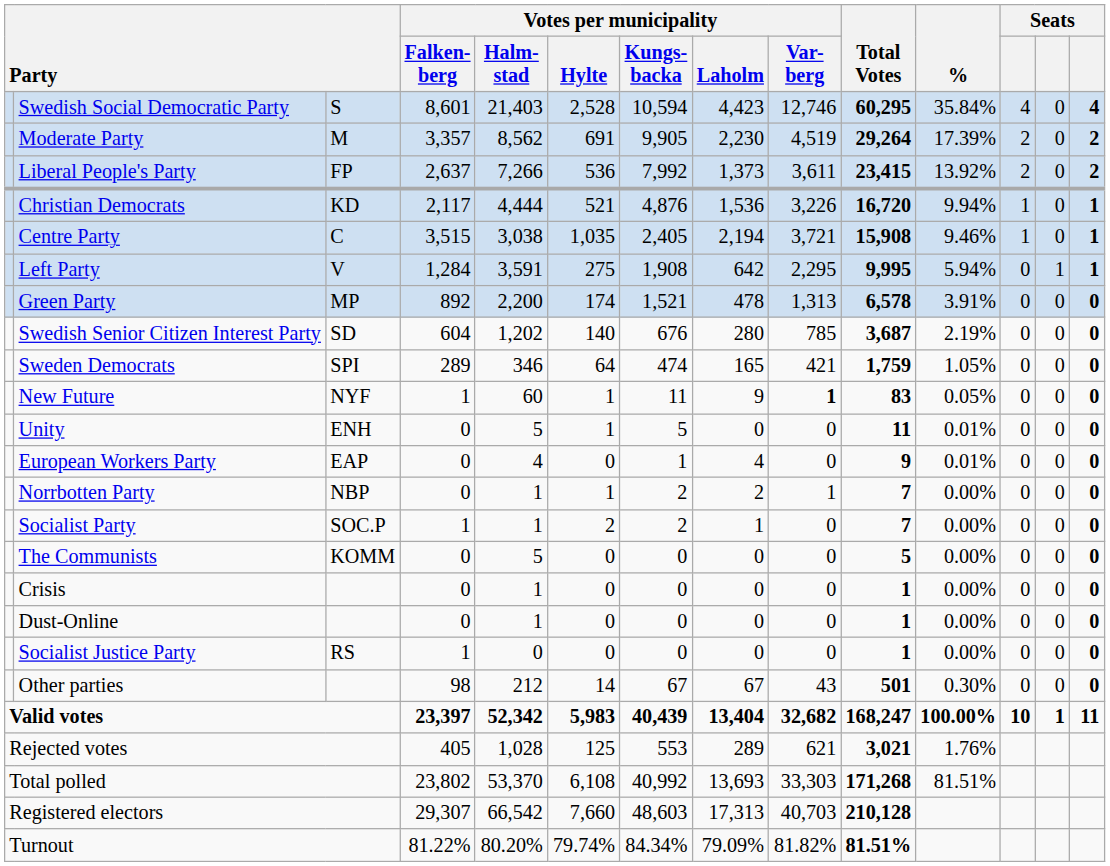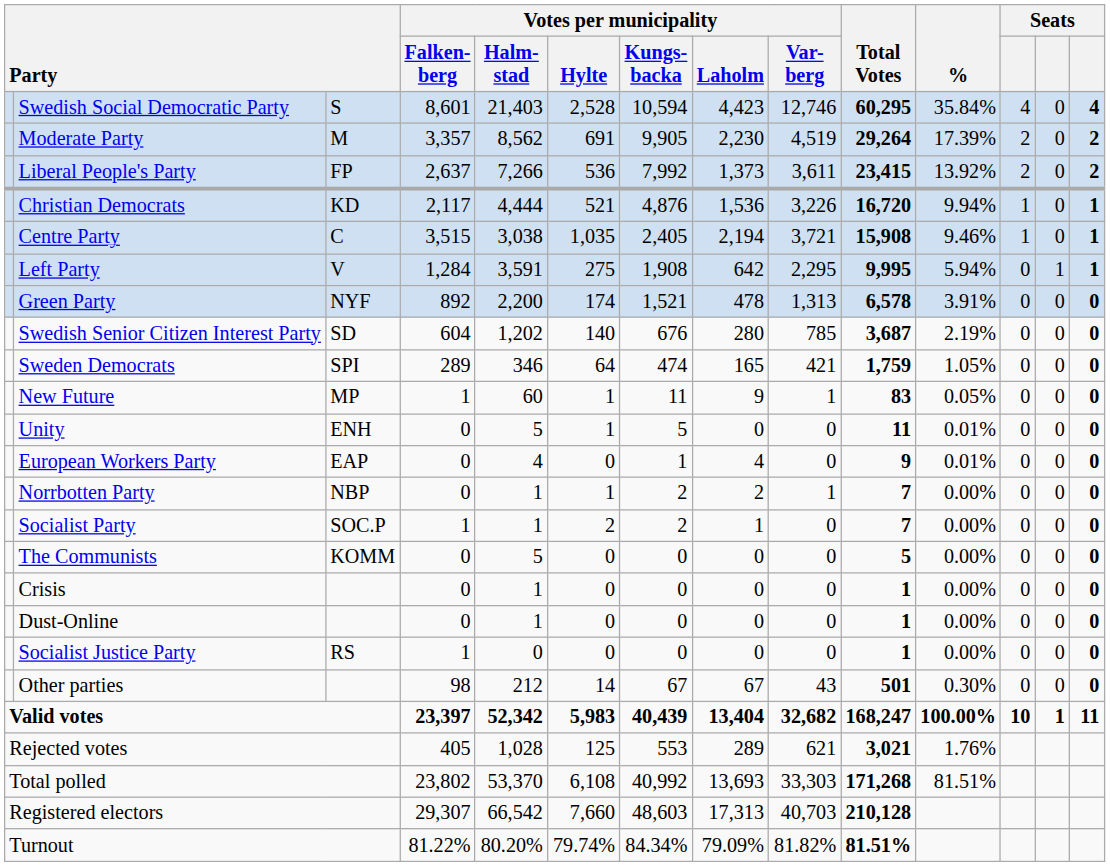(345, 301) MP -> (350, 301) NYF
(350, 397) NYF -> (345, 397) MP
(831, 397) bold -> (831, 397) normal
